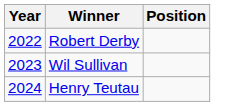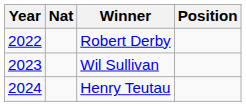+ column: (61, 16)
